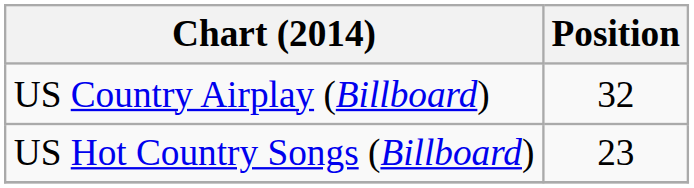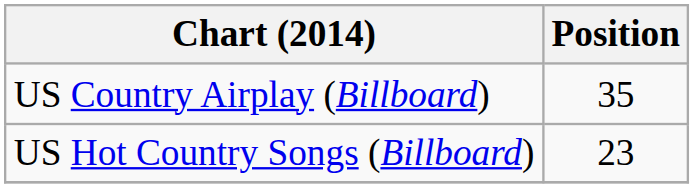(616, 93) 32 -> (616, 93) 35
